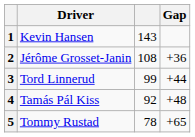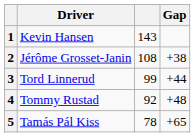(176, 57) +36 -> (176, 57) +38
(60, 100) Tamás Pál Kiss -> (59, 100) Tommy Rustad
(59, 121) Tommy Rustad -> (60, 121) Tamás Pál Kiss
